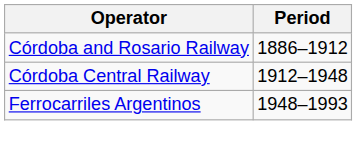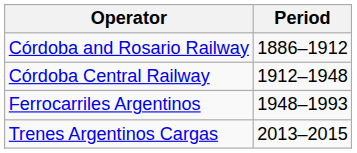+ row: (113, 133)
